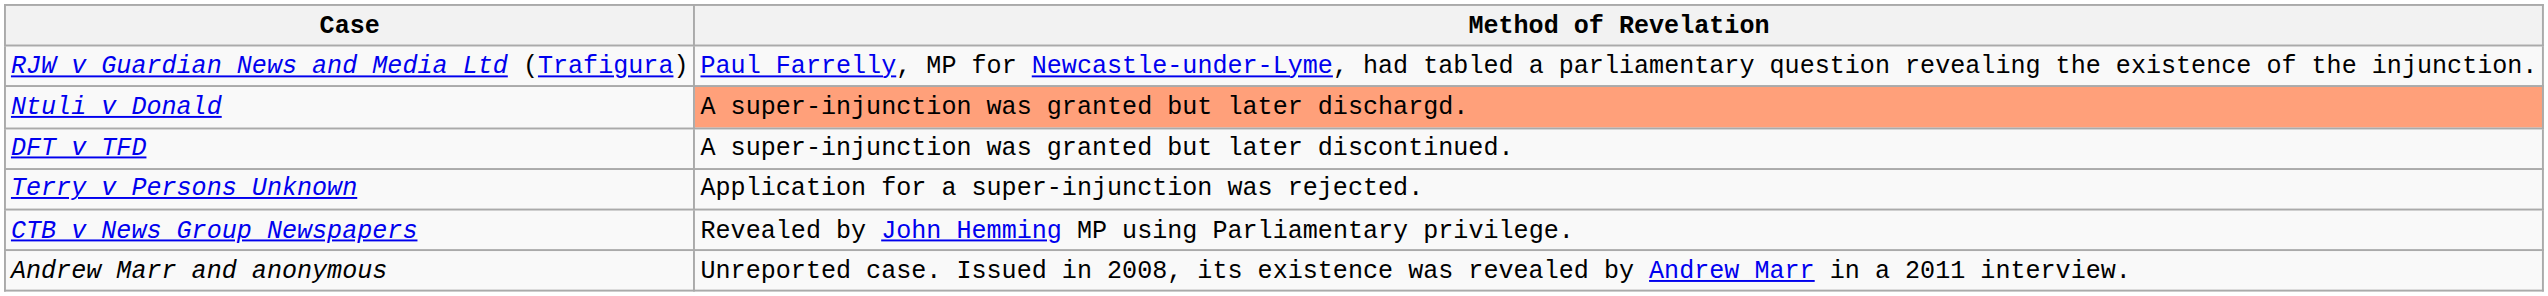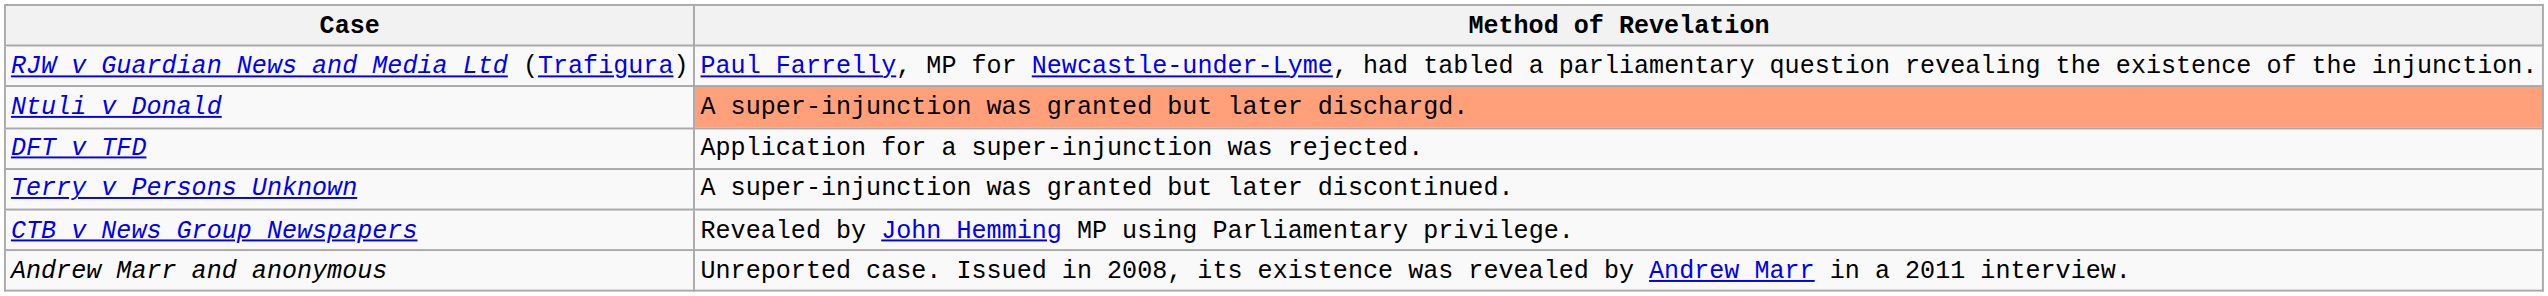(1107, 148) A super-injunction was granted but later discontinued. -> (1062, 148) Application for a super-injunction was rejected.
(1062, 189) Application for a super-injunction was rejected. -> (1107, 189) A super-injunction was granted but later discontinued.
